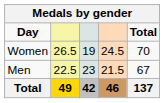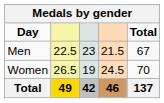rows swapped: (19, 70) <-> (28, 51)
